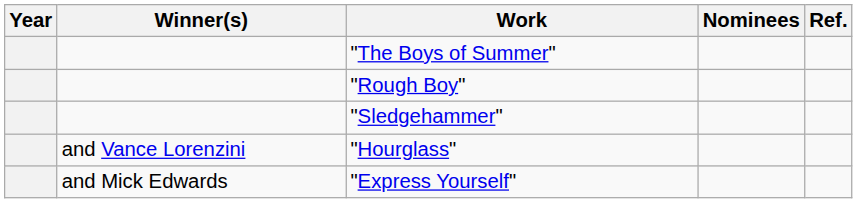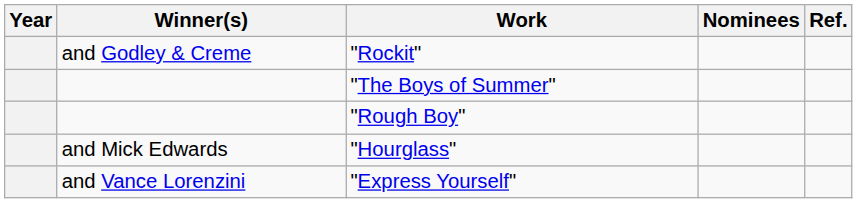+ row: (386, 52)
- row: (427, 117)
(154, 149) and Vance Lorenzini -> (145, 149) and Mick Edwards
(145, 181) and Mick Edwards -> (154, 181) and Vance Lorenzini
